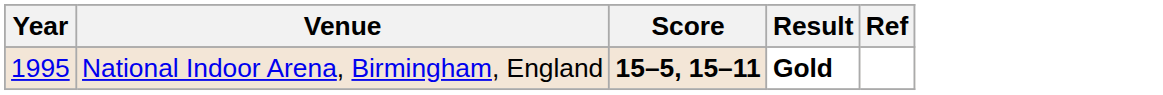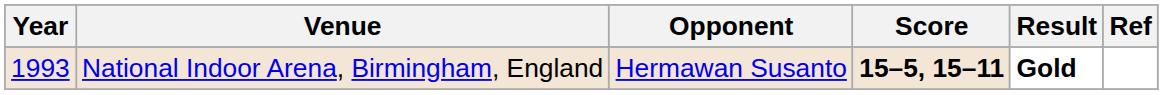+ column: (731, 26)
(40, 68) 1995 -> (40, 68) 1993
